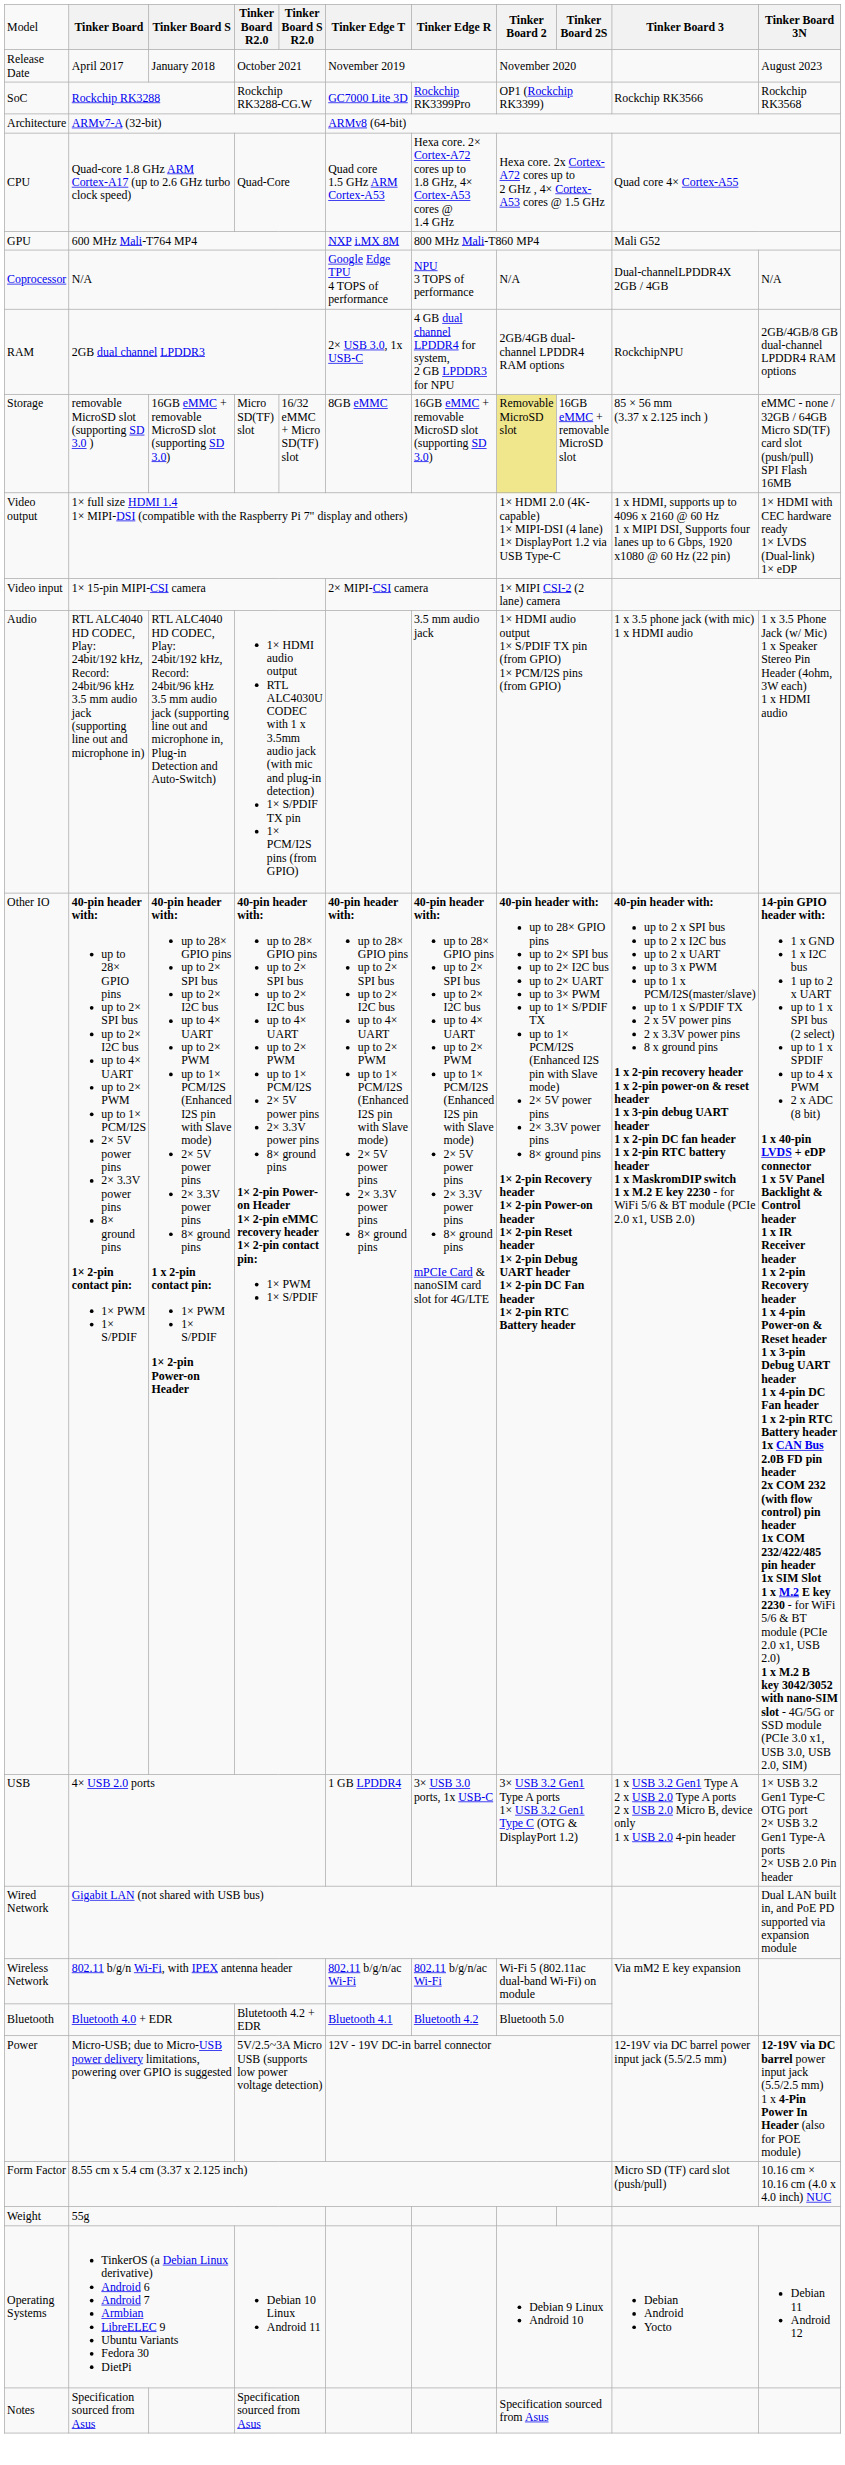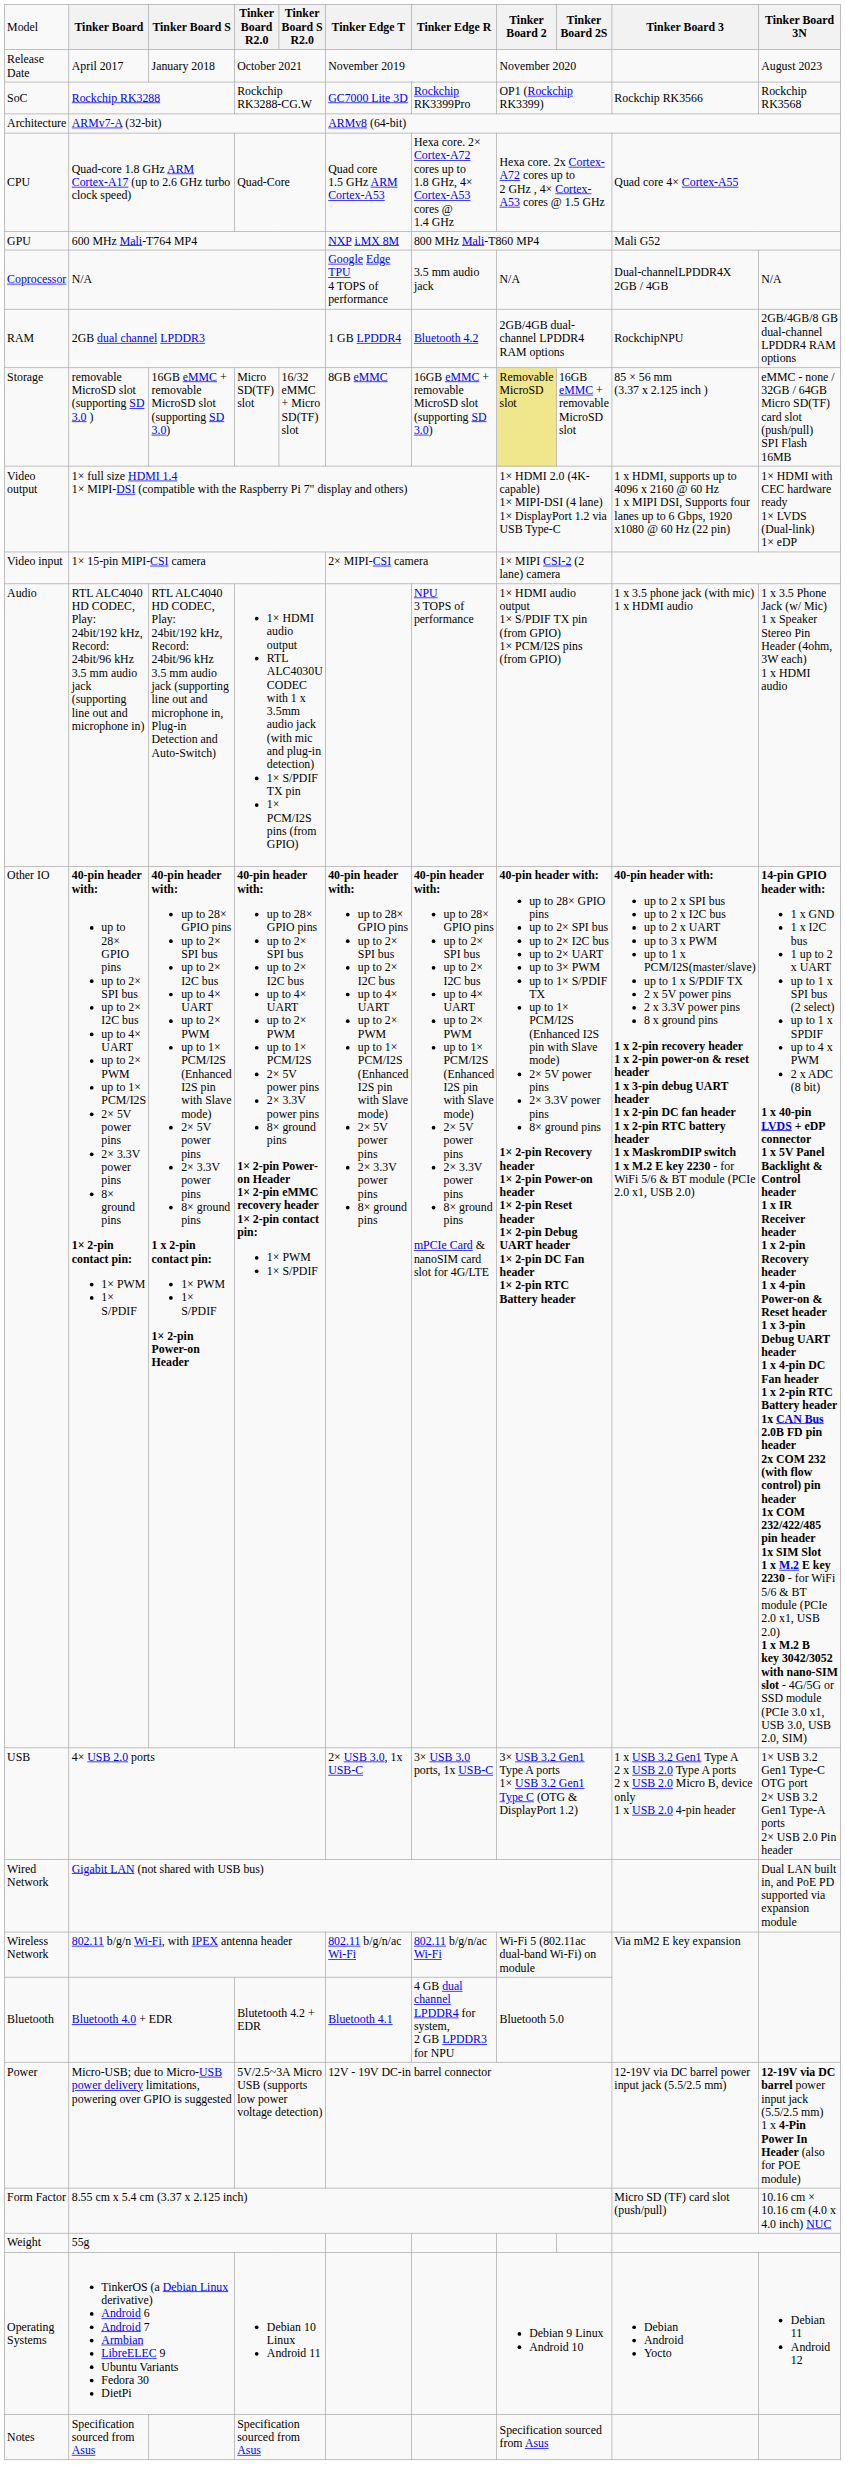(444, 279) NPU 3 TOPS of performance -> (447, 279) 3.5 mm audio jack
(365, 351) 2× USB 3.0, 1x USB-C -> (365, 338) 1 GB LPDDR4
(450, 351) 4 GB dual channel LPDDR4 for system, 2 GB LPDDR3 for NPU -> (446, 338) Bluetooth 4.2
(447, 626) 3.5 mm audio jack -> (444, 606) NPU 3 TOPS of performance
(365, 1783) 1 GB LPDDR4 -> (365, 1763) 2× USB 3.0, 1x USB-C
(446, 2020) Bluetooth 4.2 -> (450, 2020) 4 GB dual channel LPDDR4 for system, 2 GB LPDDR3 for NPU
